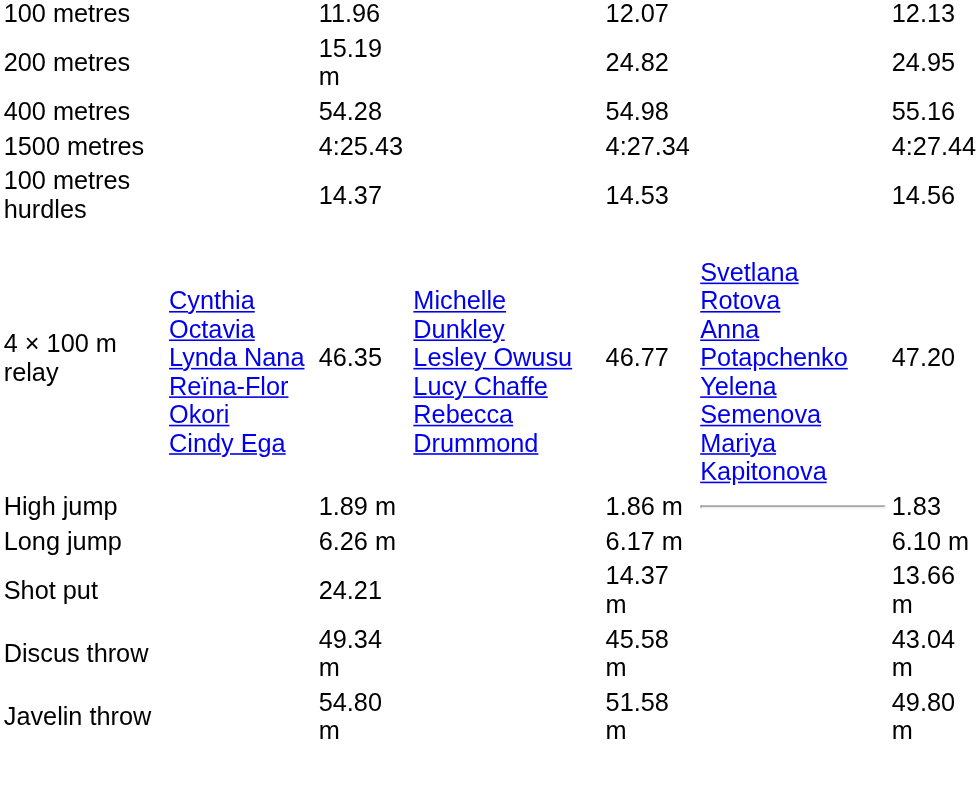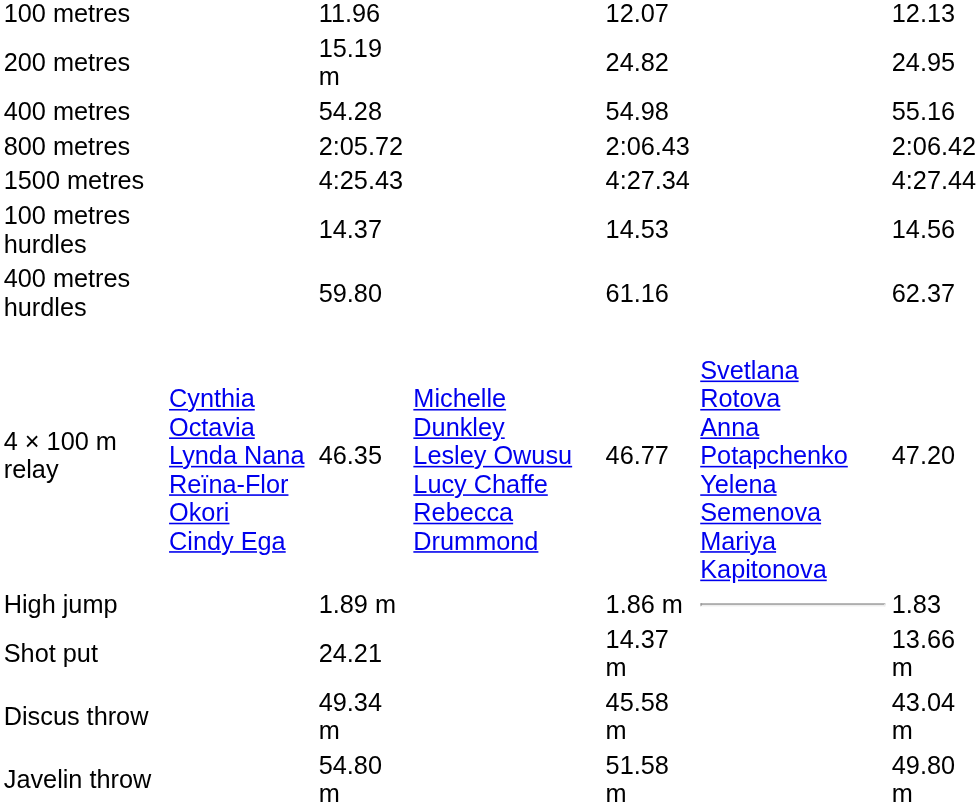+ row: (67, 146)
+ row: (67, 293)
- row: (63, 541)
